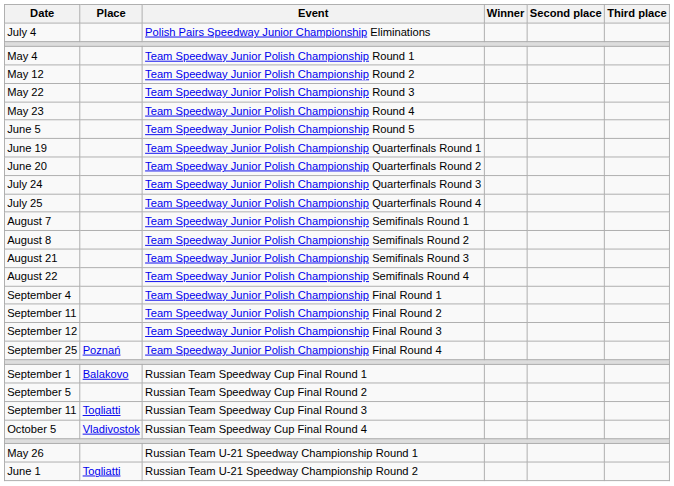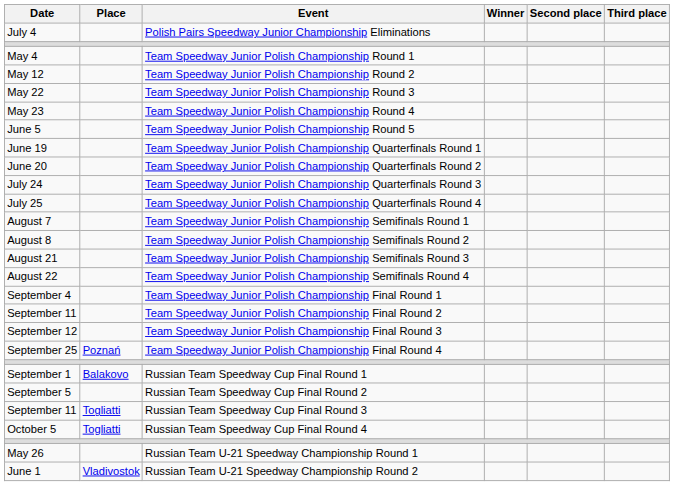(111, 429) Vladivostok -> (102, 429) Togliatti
(102, 471) Togliatti -> (111, 471) Vladivostok
